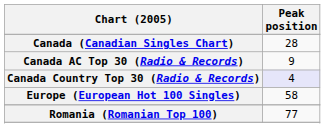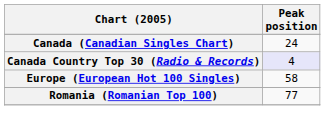(291, 43) 28 -> (291, 43) 24
- row: (134, 61)
